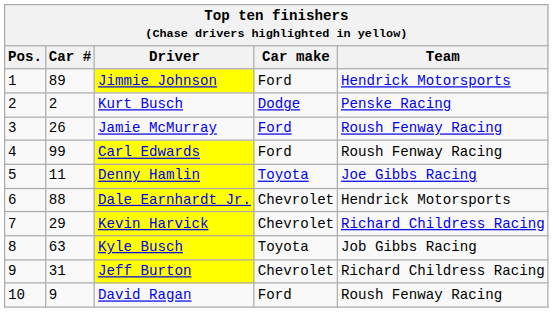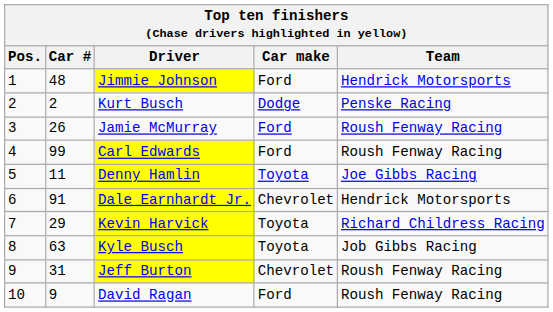(57, 81) 89 -> (57, 81) 48
(57, 200) 88 -> (57, 200) 91
(296, 223) Chevrolet -> (283, 223) Toyota
(443, 271) Richard Childress Racing -> (422, 271) Roush Fenway Racing
